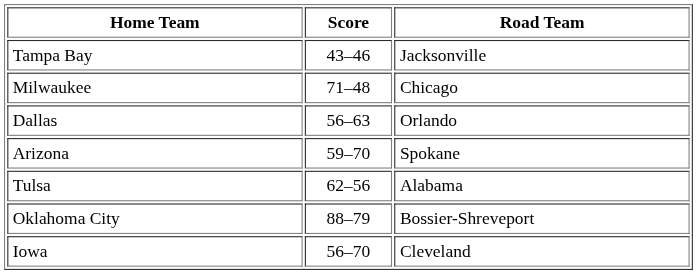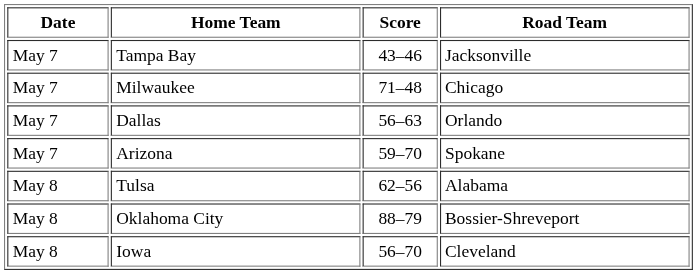+ column: (58, 22)
